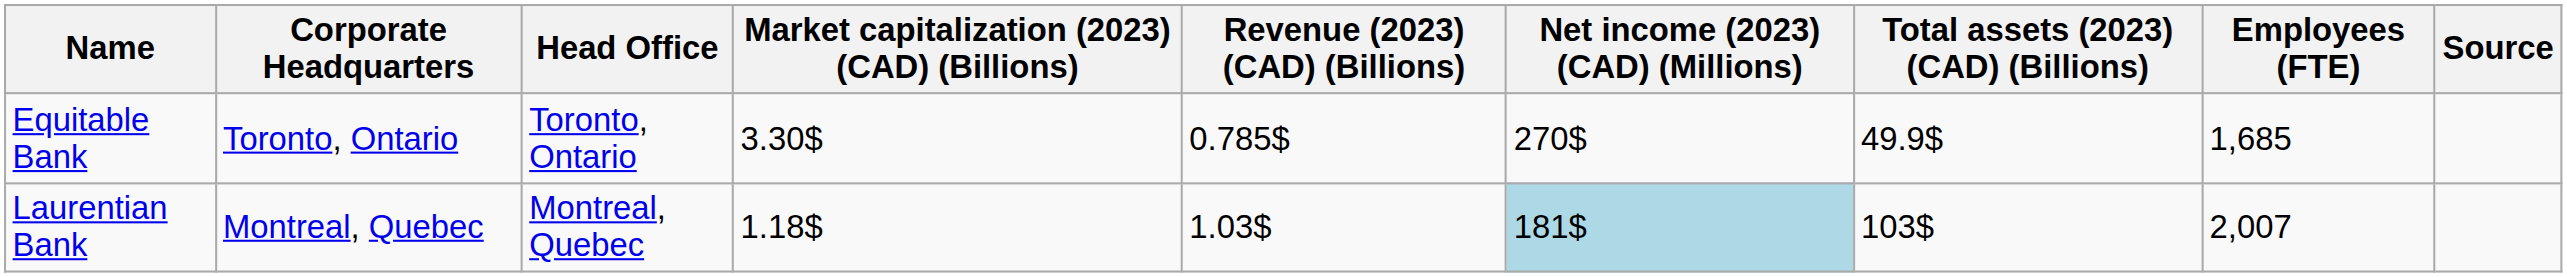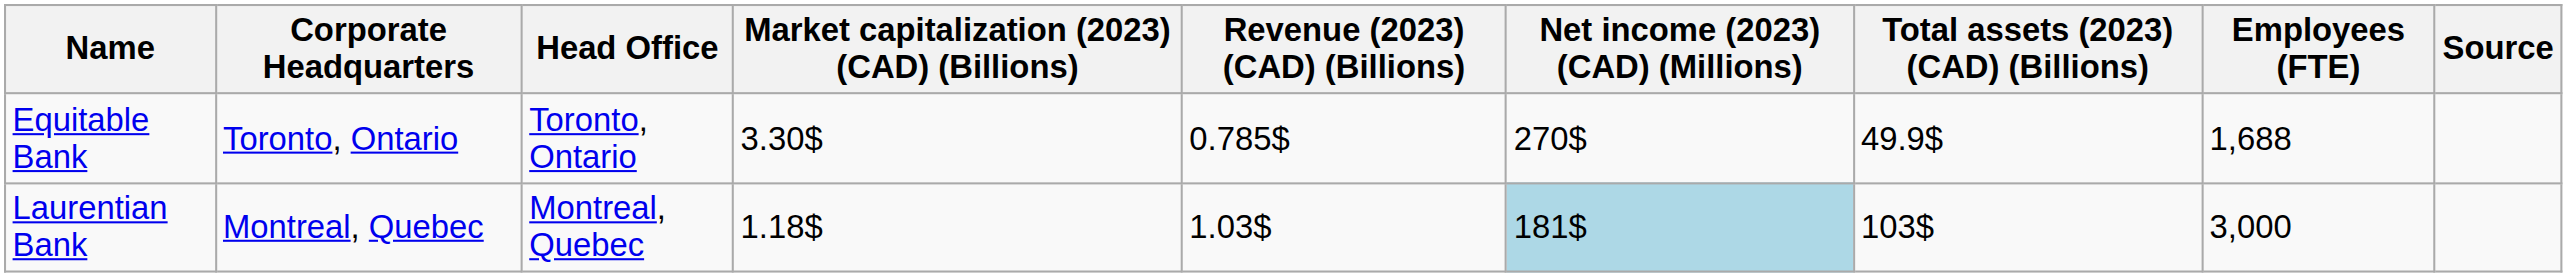(2251, 137) 1,685 -> (2251, 137) 1,688
(2251, 226) 2,007 -> (2251, 226) 3,000
